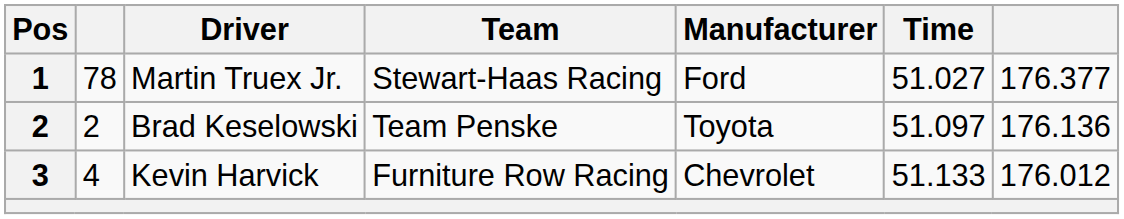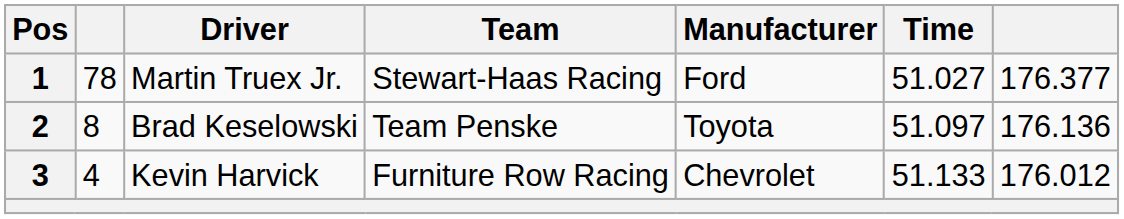(91, 127) 2 -> (91, 127) 8
